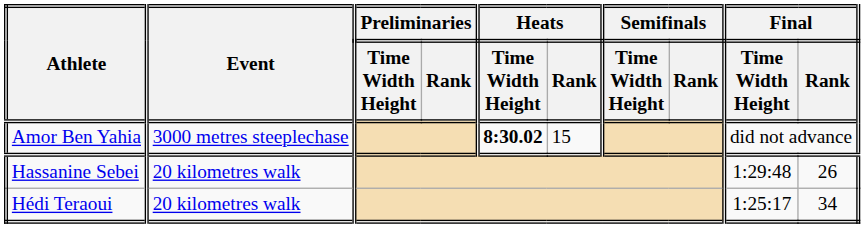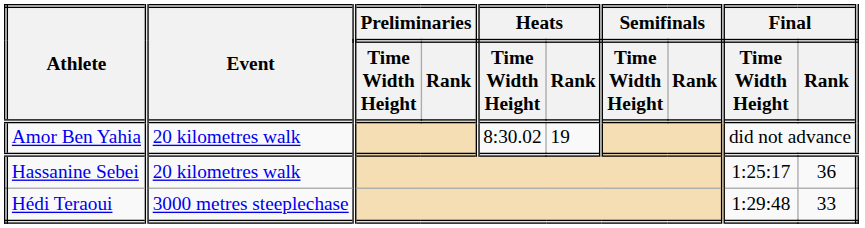(251, 138) 3000 metres steeplechase -> (227, 138) 20 kilometres walk
(513, 138) bold -> (512, 138) normal
(561, 138) 15 -> (560, 138) 19
(762, 172) 1:29:48 -> (761, 172) 1:25:17
(827, 172) 26 -> (826, 172) 36
(227, 204) 20 kilometres walk -> (251, 204) 3000 metres steeplechase
(762, 204) 1:25:17 -> (761, 204) 1:29:48
(827, 204) 34 -> (826, 204) 33
